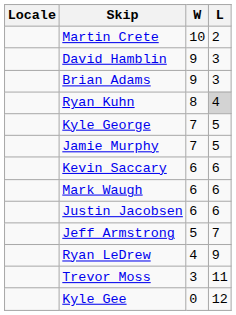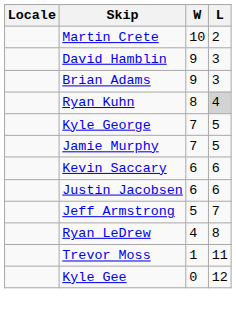- row: (102, 190)
(216, 255) 9 -> (216, 234) 8
(193, 277) 3 -> (193, 255) 1
